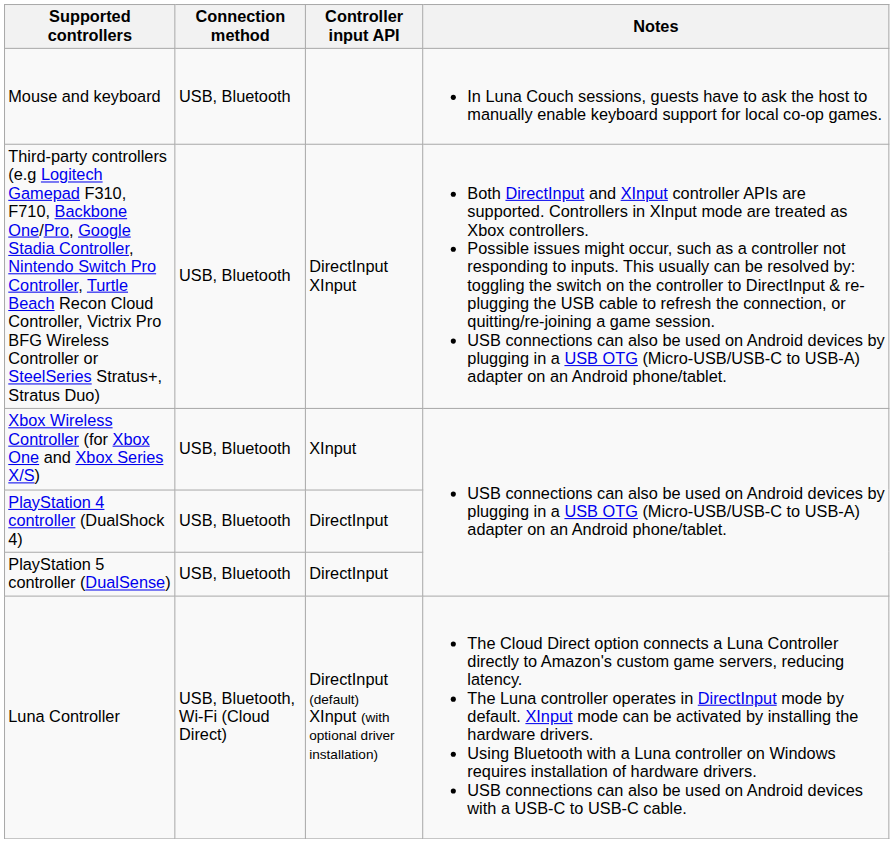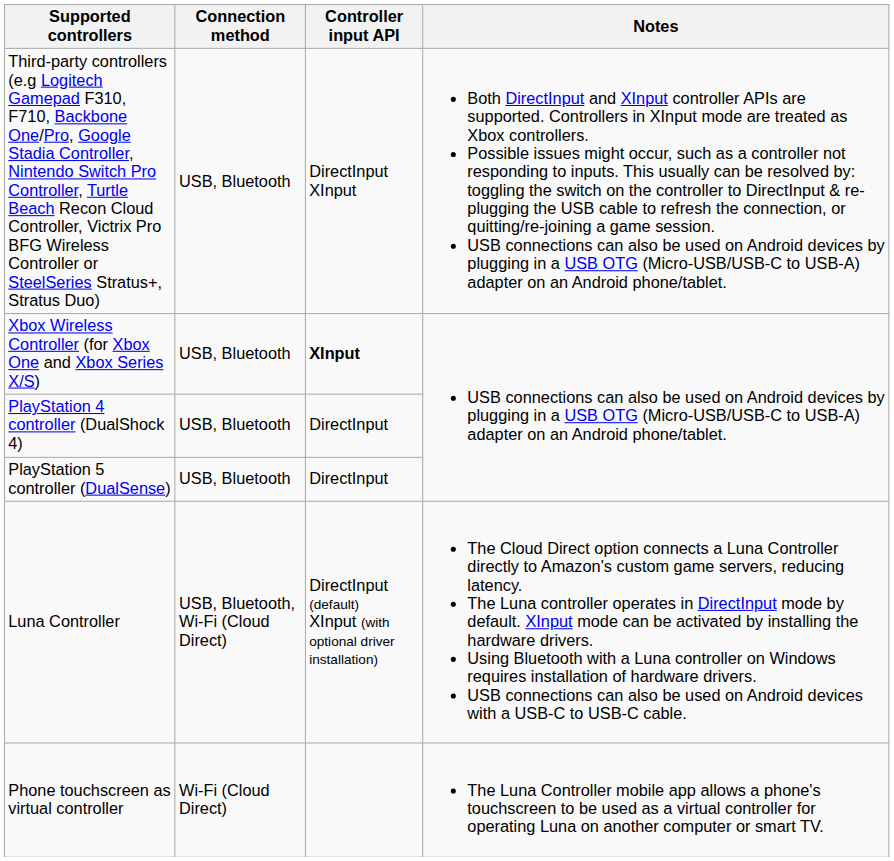- row: (84, 96)
(333, 449) normal -> (335, 353) bold
+ row: (89, 800)
